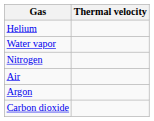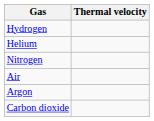+ row: (27, 28)
- row: (31, 44)
